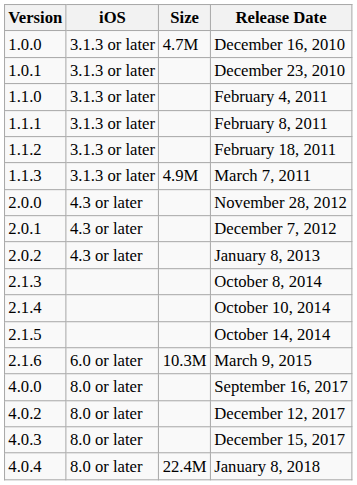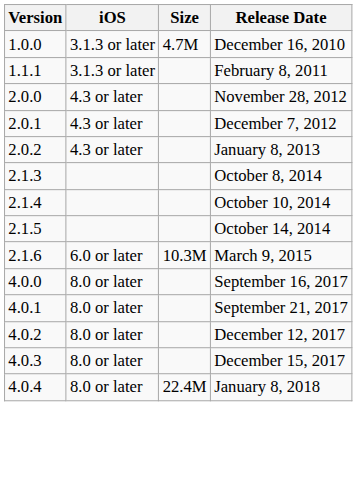- row: (280, 70)
- row: (271, 96)
- row: (275, 149)
- row: (263, 176)
+ row: (281, 307)
